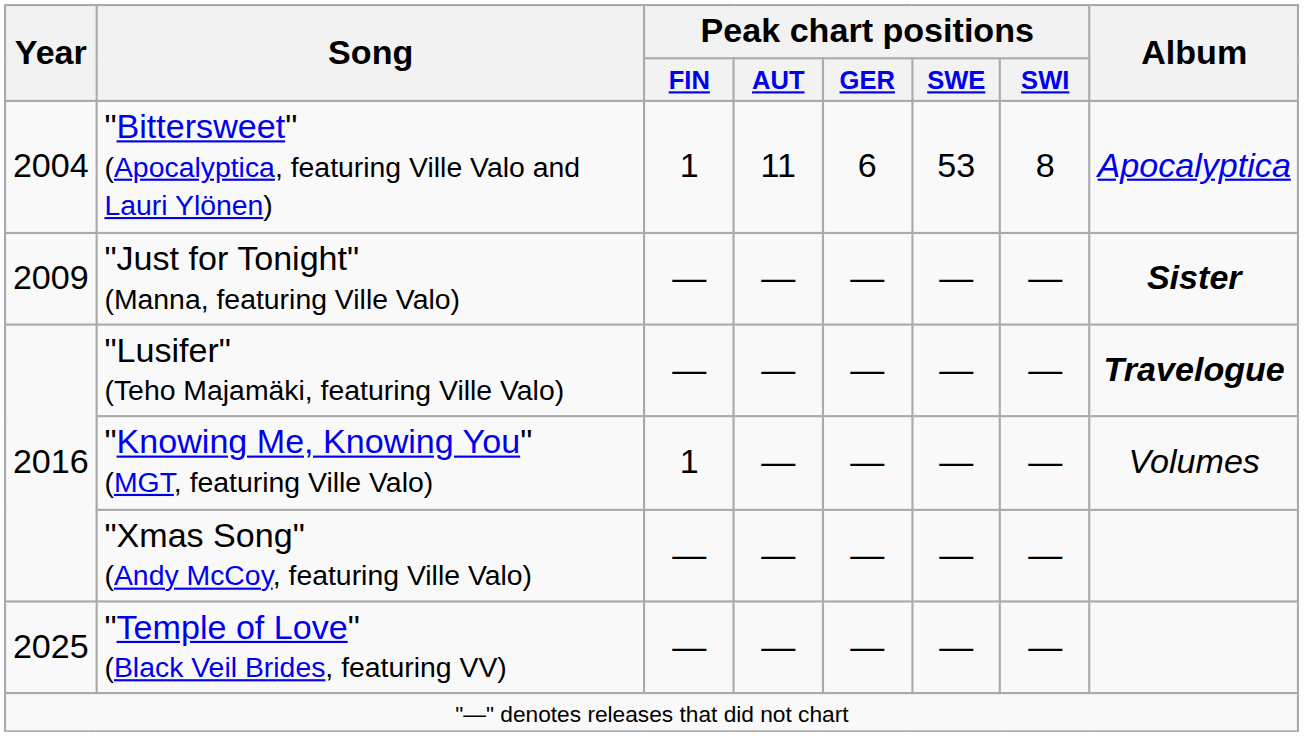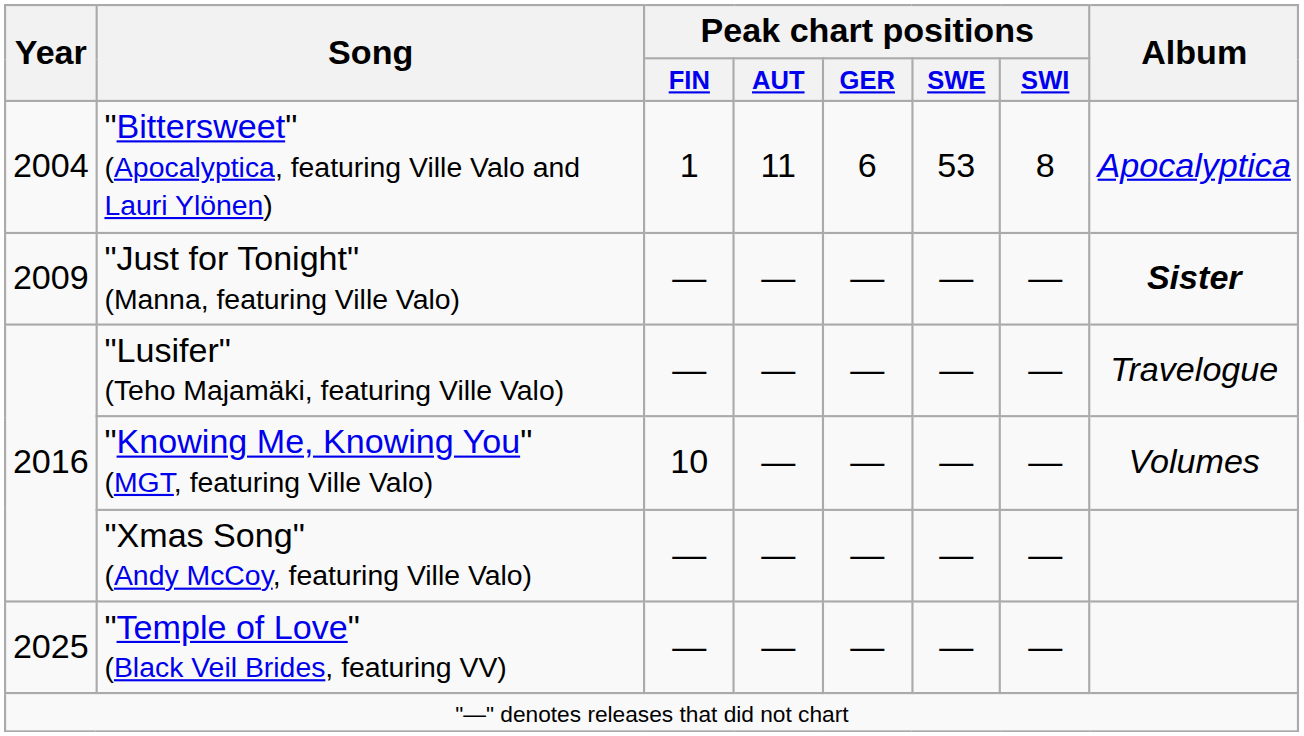(1194, 369) bold -> (1194, 369) normal
(689, 462) 1 -> (689, 462) 10
